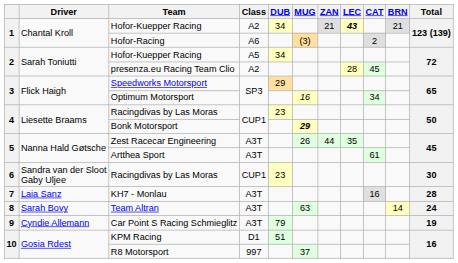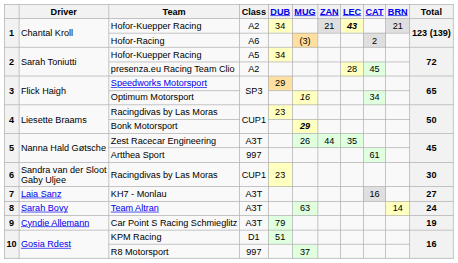(254, 155) A3T -> (254, 155) 997
(431, 194) 28 -> (431, 194) 27
